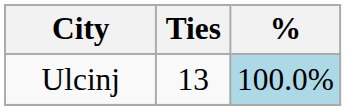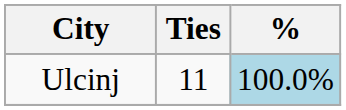(193, 79) 13 -> (193, 79) 11
